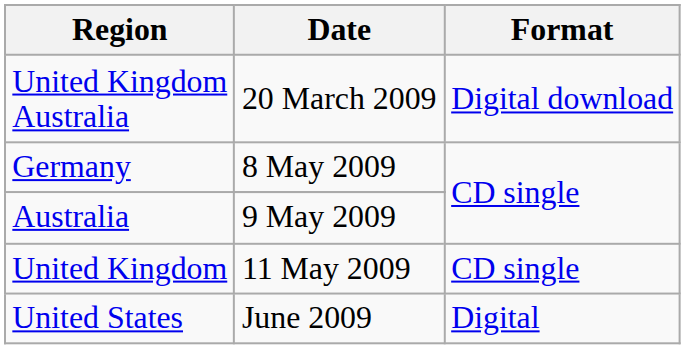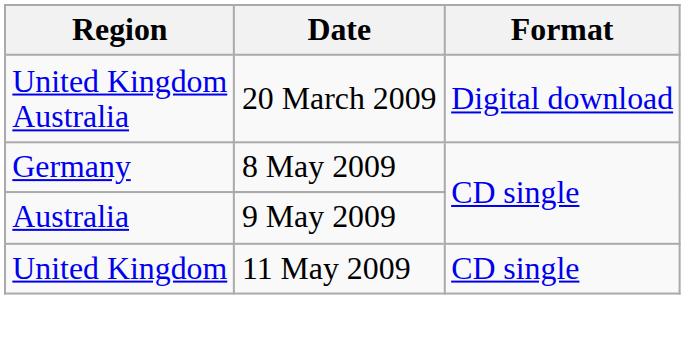- row: (98, 318)
